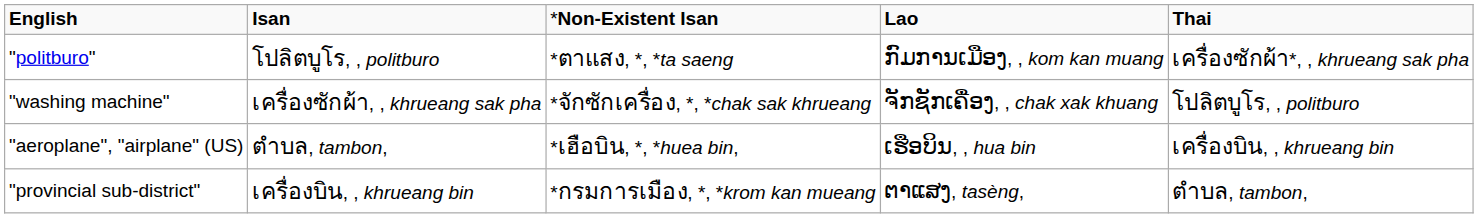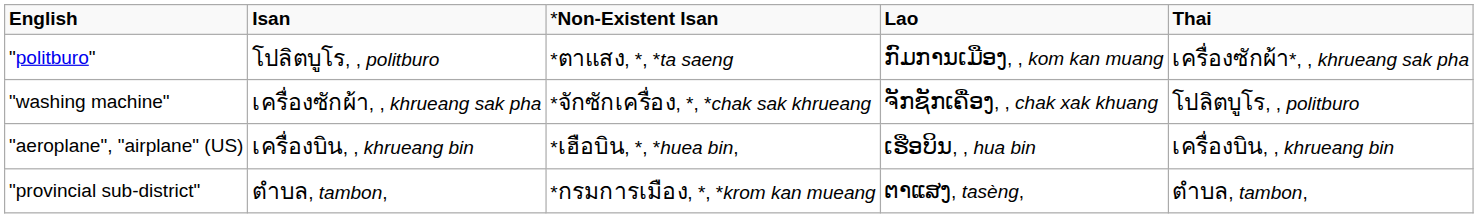(320, 147) ตำบล, tambon, -> (363, 147) เครื่องบิน, , khrueang bin
(363, 191) เครื่องบิน, , khrueang bin -> (320, 191) ตำบล, tambon,
